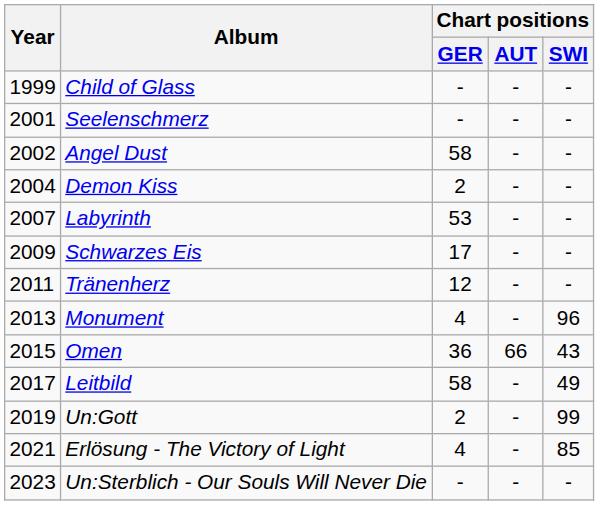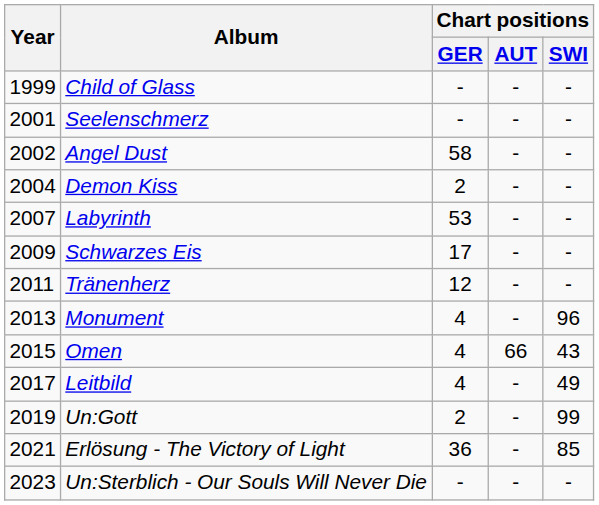(460, 350) 36 -> (460, 350) 4
(460, 383) 58 -> (460, 383) 4
(460, 449) 4 -> (460, 449) 36
